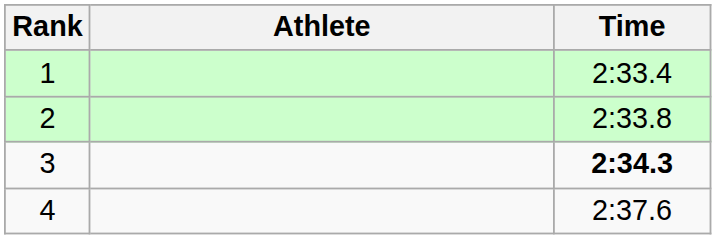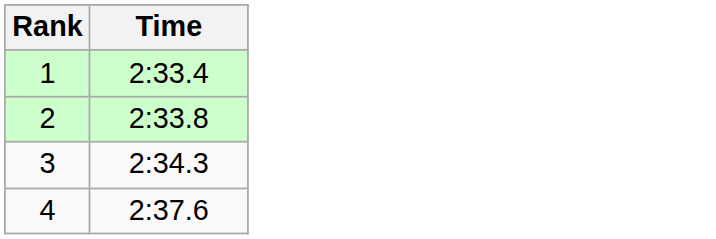- column: (322, 27)
(632, 164) bold -> (169, 164) normal
